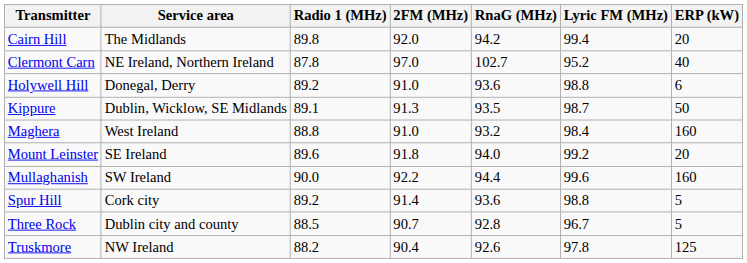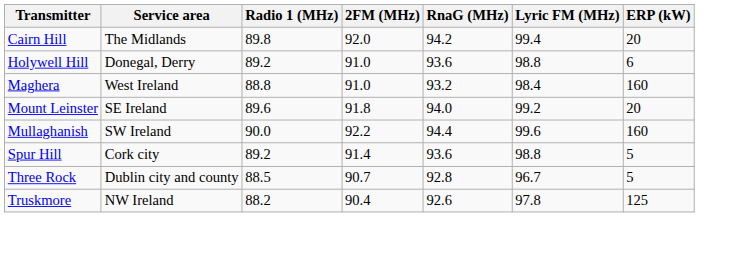- row: (51, 62)
- row: (32, 108)
